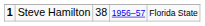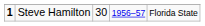(101, 13) 38 -> (101, 13) 30
